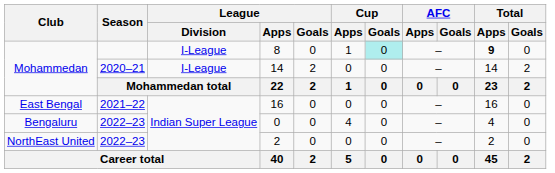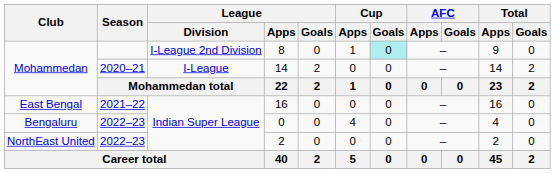(204, 50) I-League -> (206, 50) I-League 2nd Division
(491, 50) bold -> (496, 50) normal
